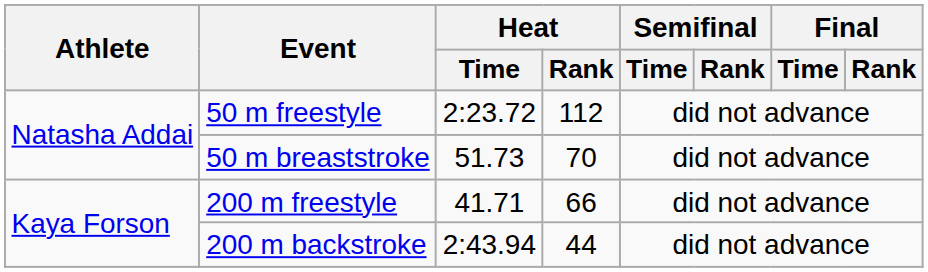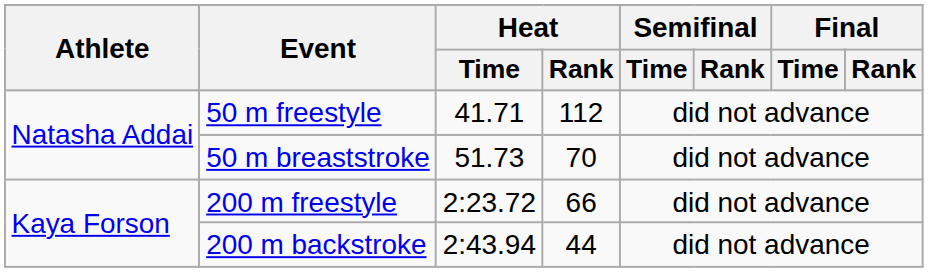(489, 113) 2:23.72 -> (489, 113) 41.71
(489, 201) 41.71 -> (489, 201) 2:23.72
